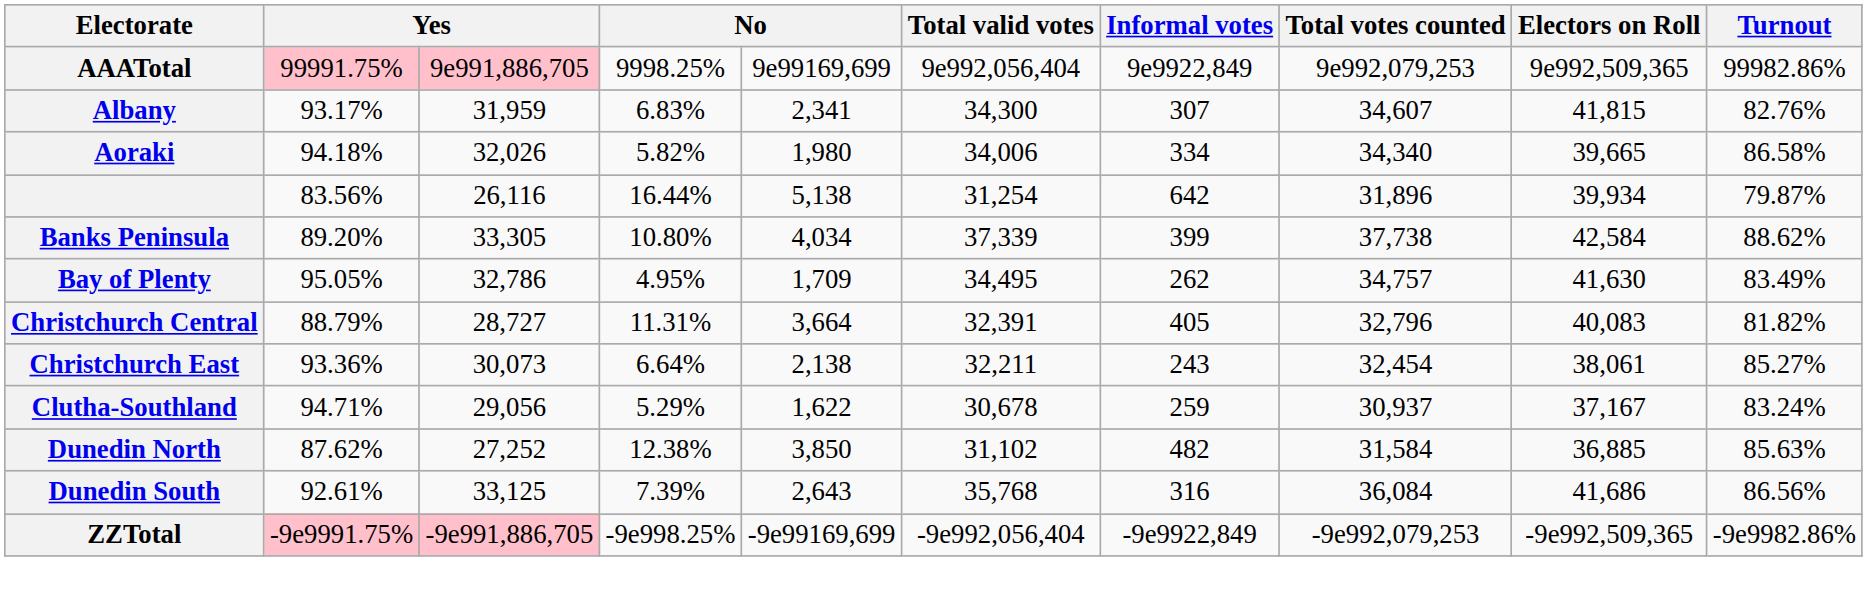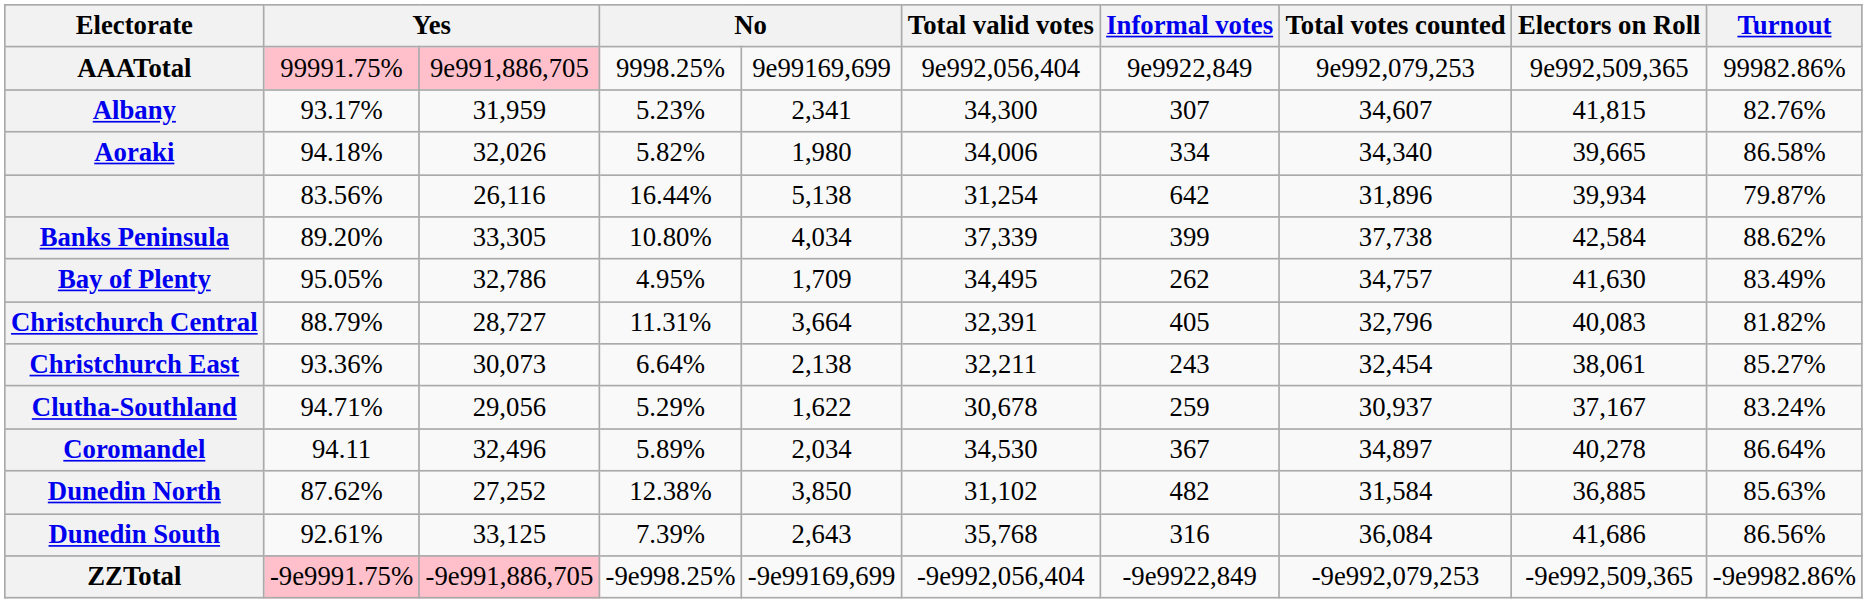(670, 110) 6.83% -> (670, 110) 5.23%
+ row: (134, 449)
